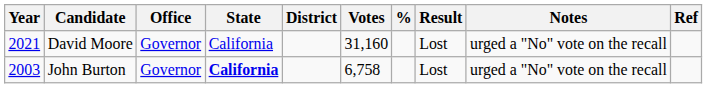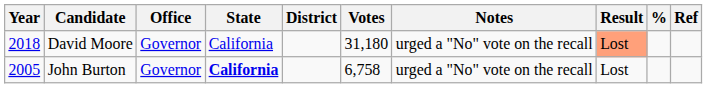columns swapped: (404, 17) <-> (568, 17)
(24, 43) 2021 -> (24, 43) 2018
(366, 43) 31,160 -> (366, 43) 31,180
(433, 43) no background -> (614, 43) lightsalmon background
(24, 69) 2003 -> (24, 69) 2005
